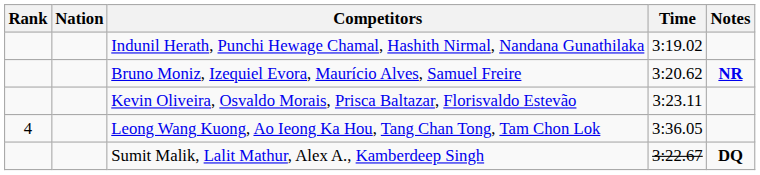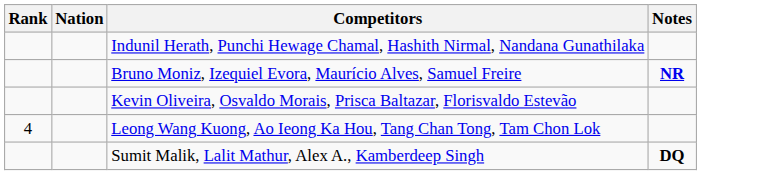- column: (677, 18)
